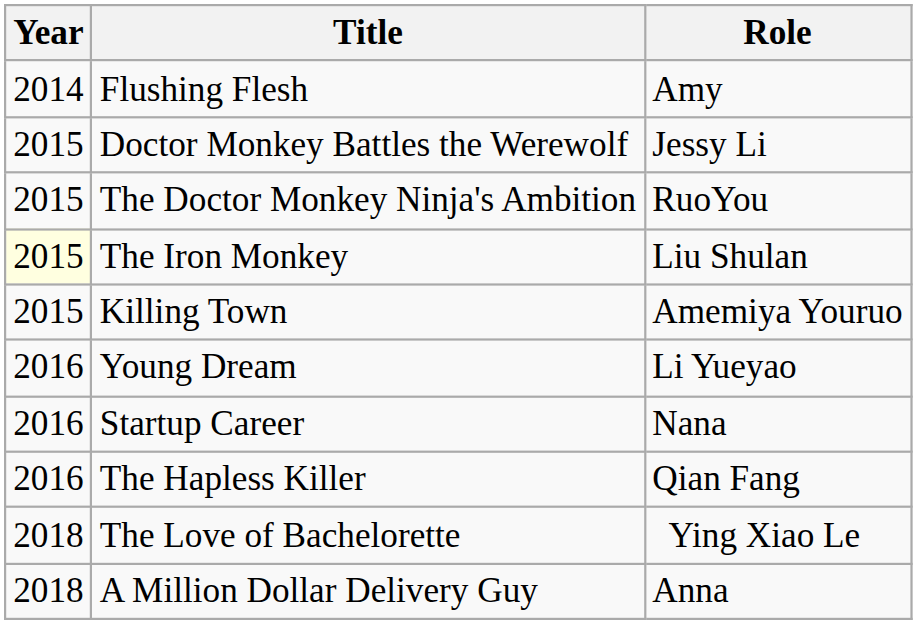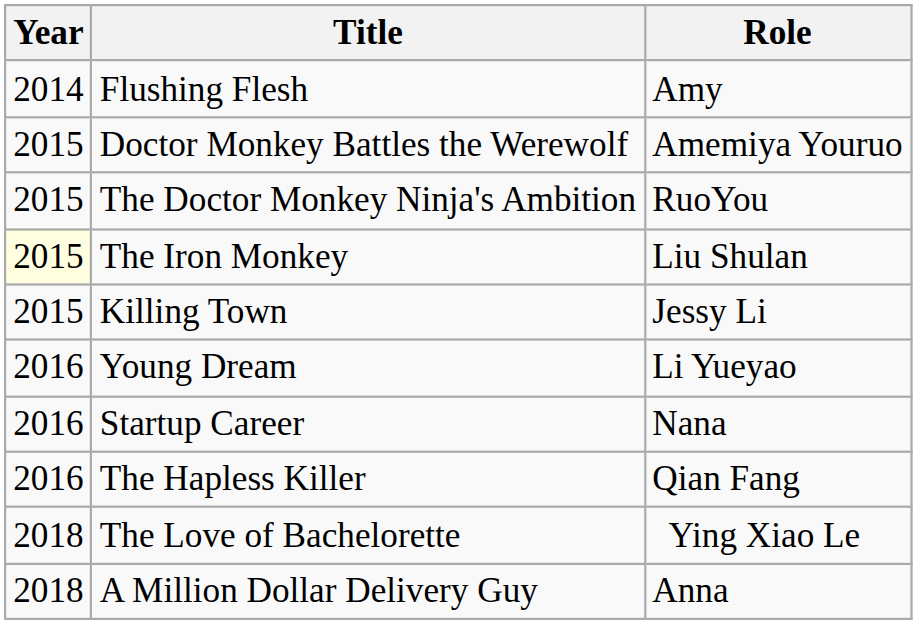(710, 144) Jessy Li -> (777, 144) Amemiya Youruo
(777, 311) Amemiya Youruo -> (710, 311) Jessy Li
